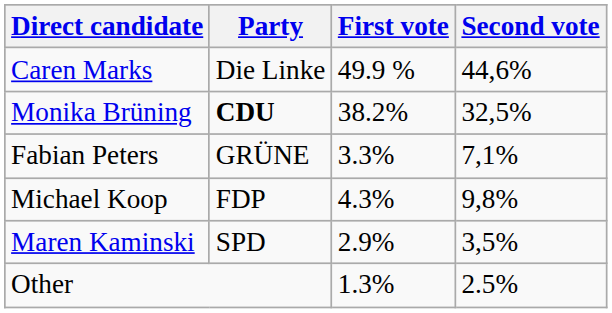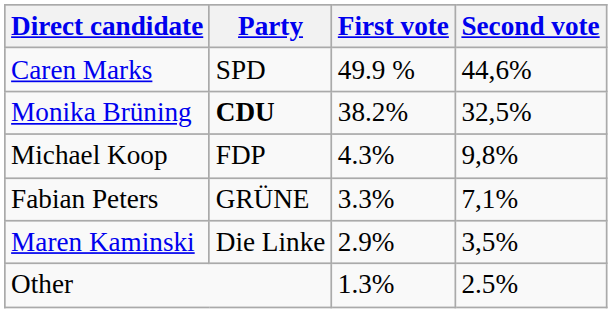(271, 69) Die Linke -> (241, 69) SPD
rows swapped: (85, 155) <-> (89, 198)
(241, 241) SPD -> (271, 241) Die Linke
